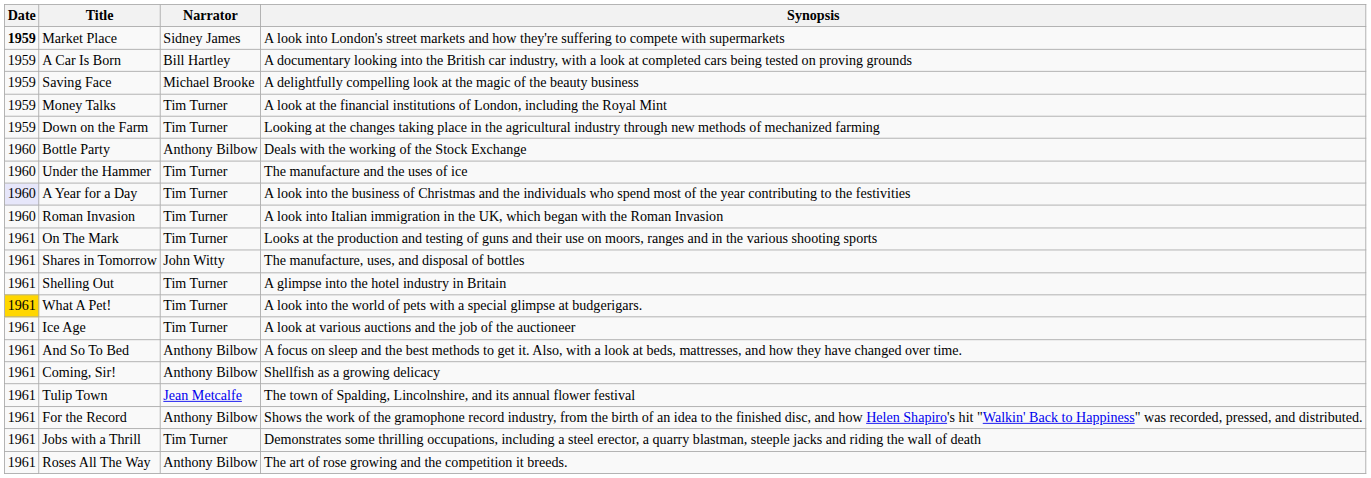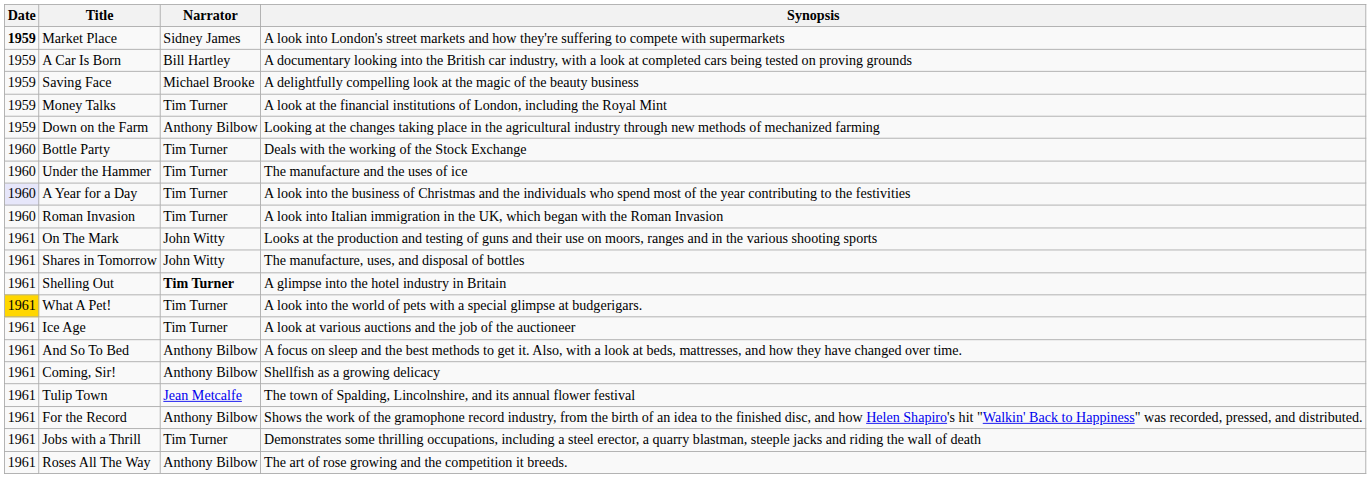(195, 127) Tim Turner -> (210, 127) Anthony Bilbow
(210, 149) Anthony Bilbow -> (195, 149) Tim Turner
(195, 238) Tim Turner -> (194, 238) John Witty
(195, 283) normal -> (199, 283) bold
